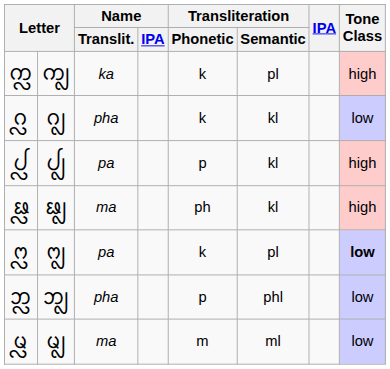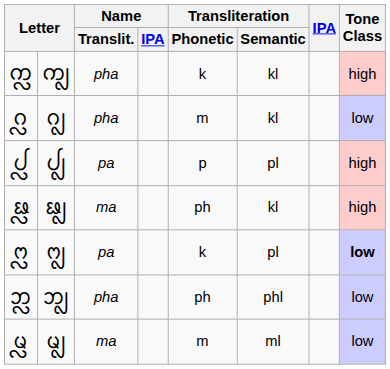(106, 73) ka -> (106, 73) pha
(273, 73) pl -> (273, 73) kl
(202, 118) k -> (202, 118) m
(273, 162) kl -> (273, 162) pl
(202, 297) p -> (202, 297) ph
